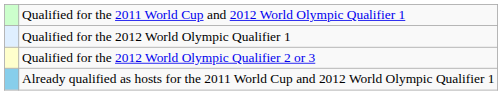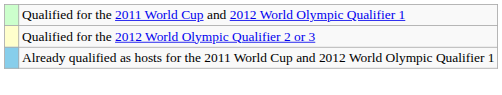- row: (156, 36)
